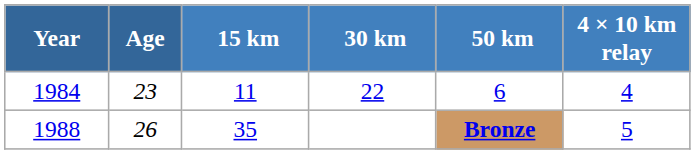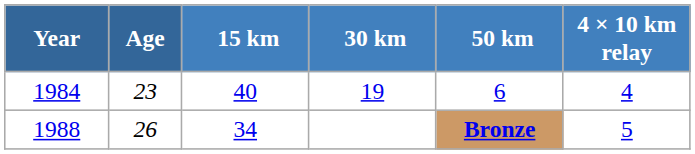(245, 90) 11 -> (245, 90) 40
(372, 90) 22 -> (372, 90) 19
(245, 129) 35 -> (245, 129) 34
